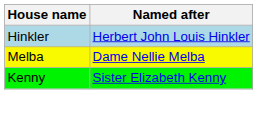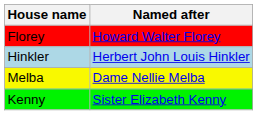+ row: (26, 36)
